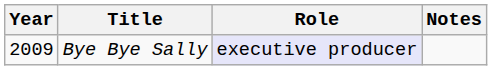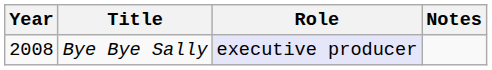(31, 50) 2009 -> (31, 50) 2008
